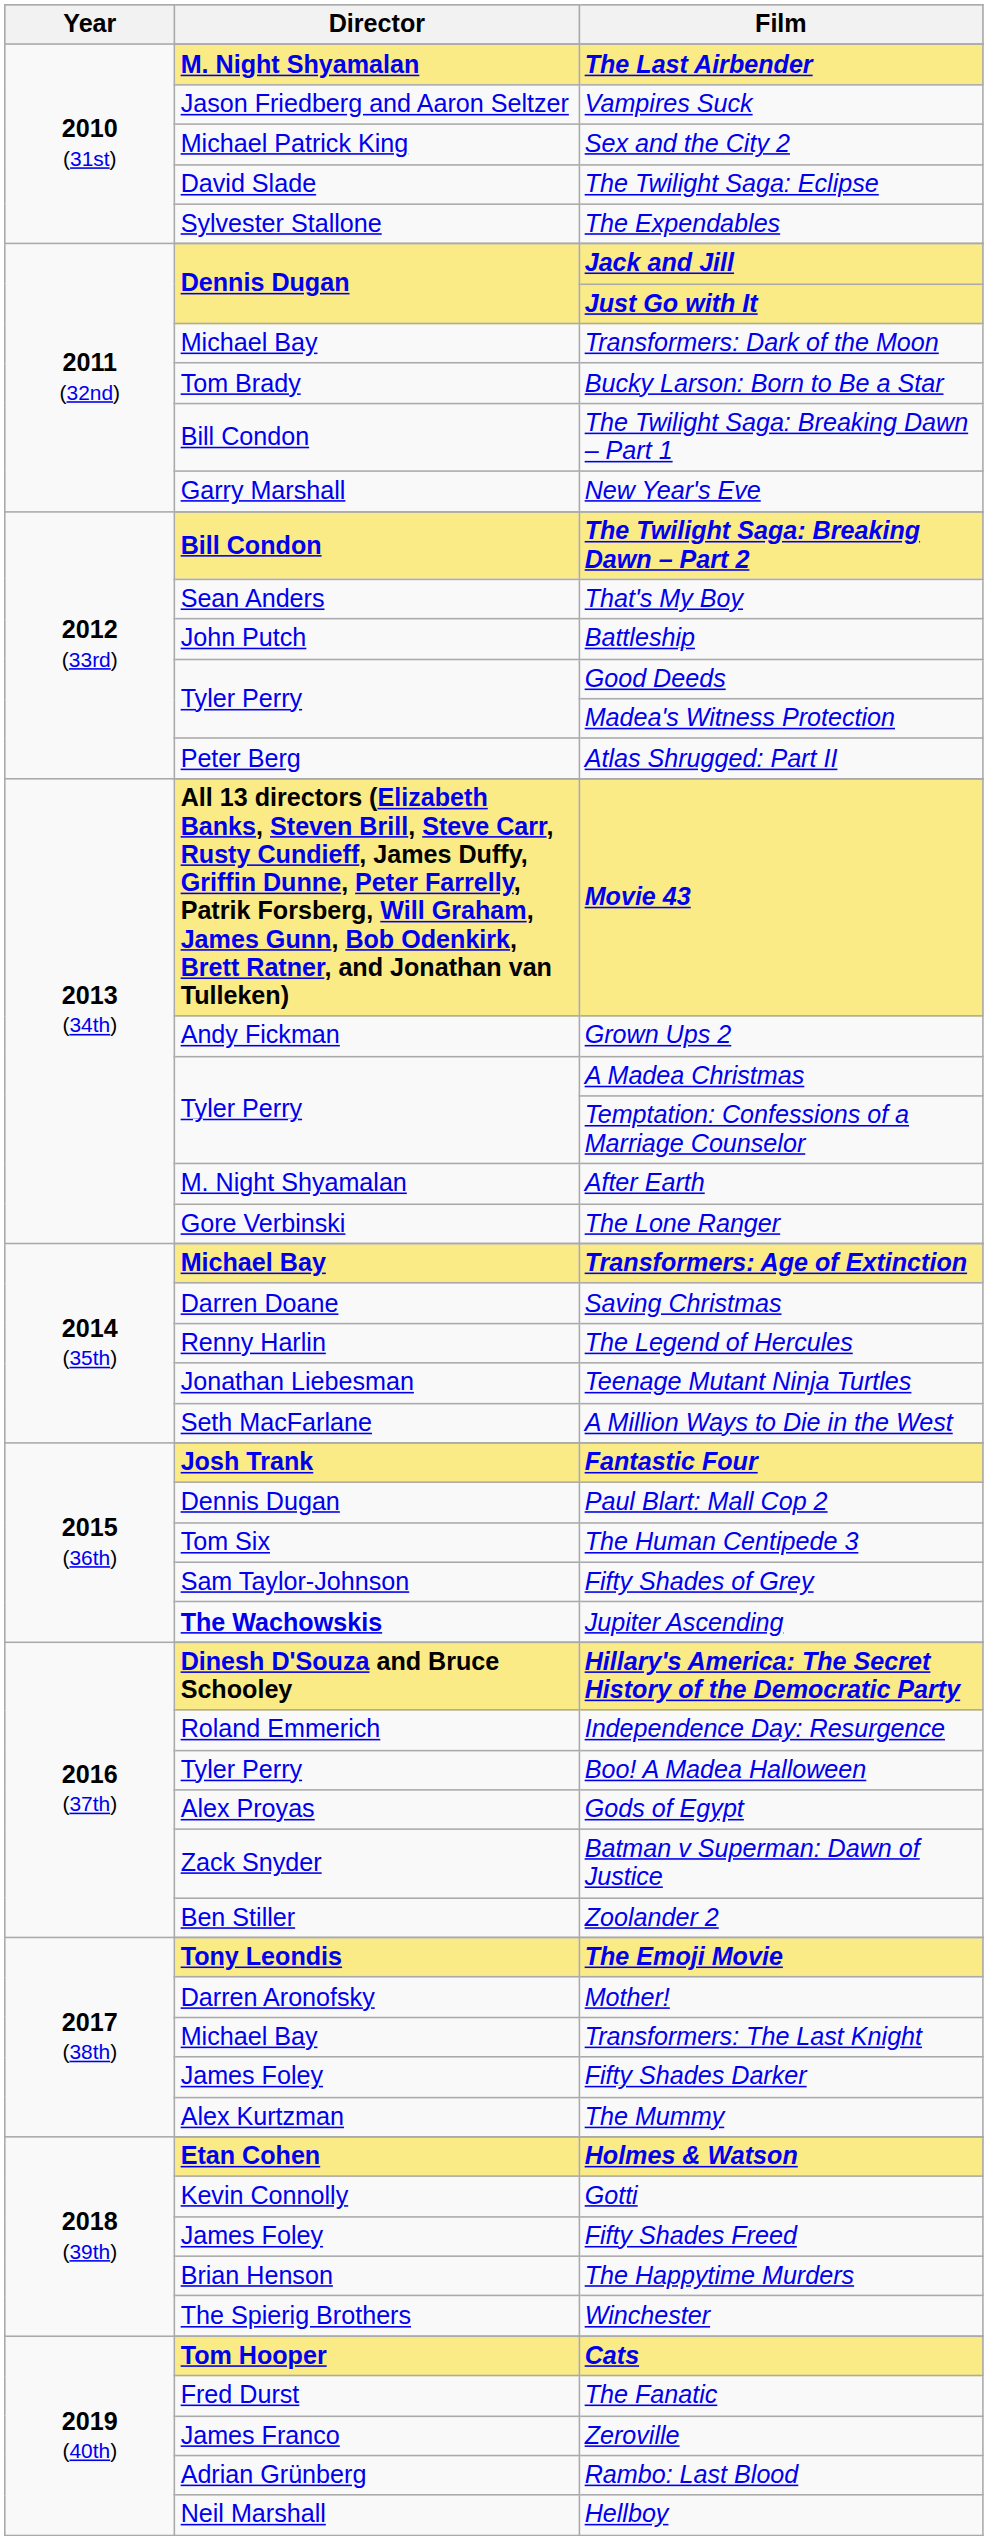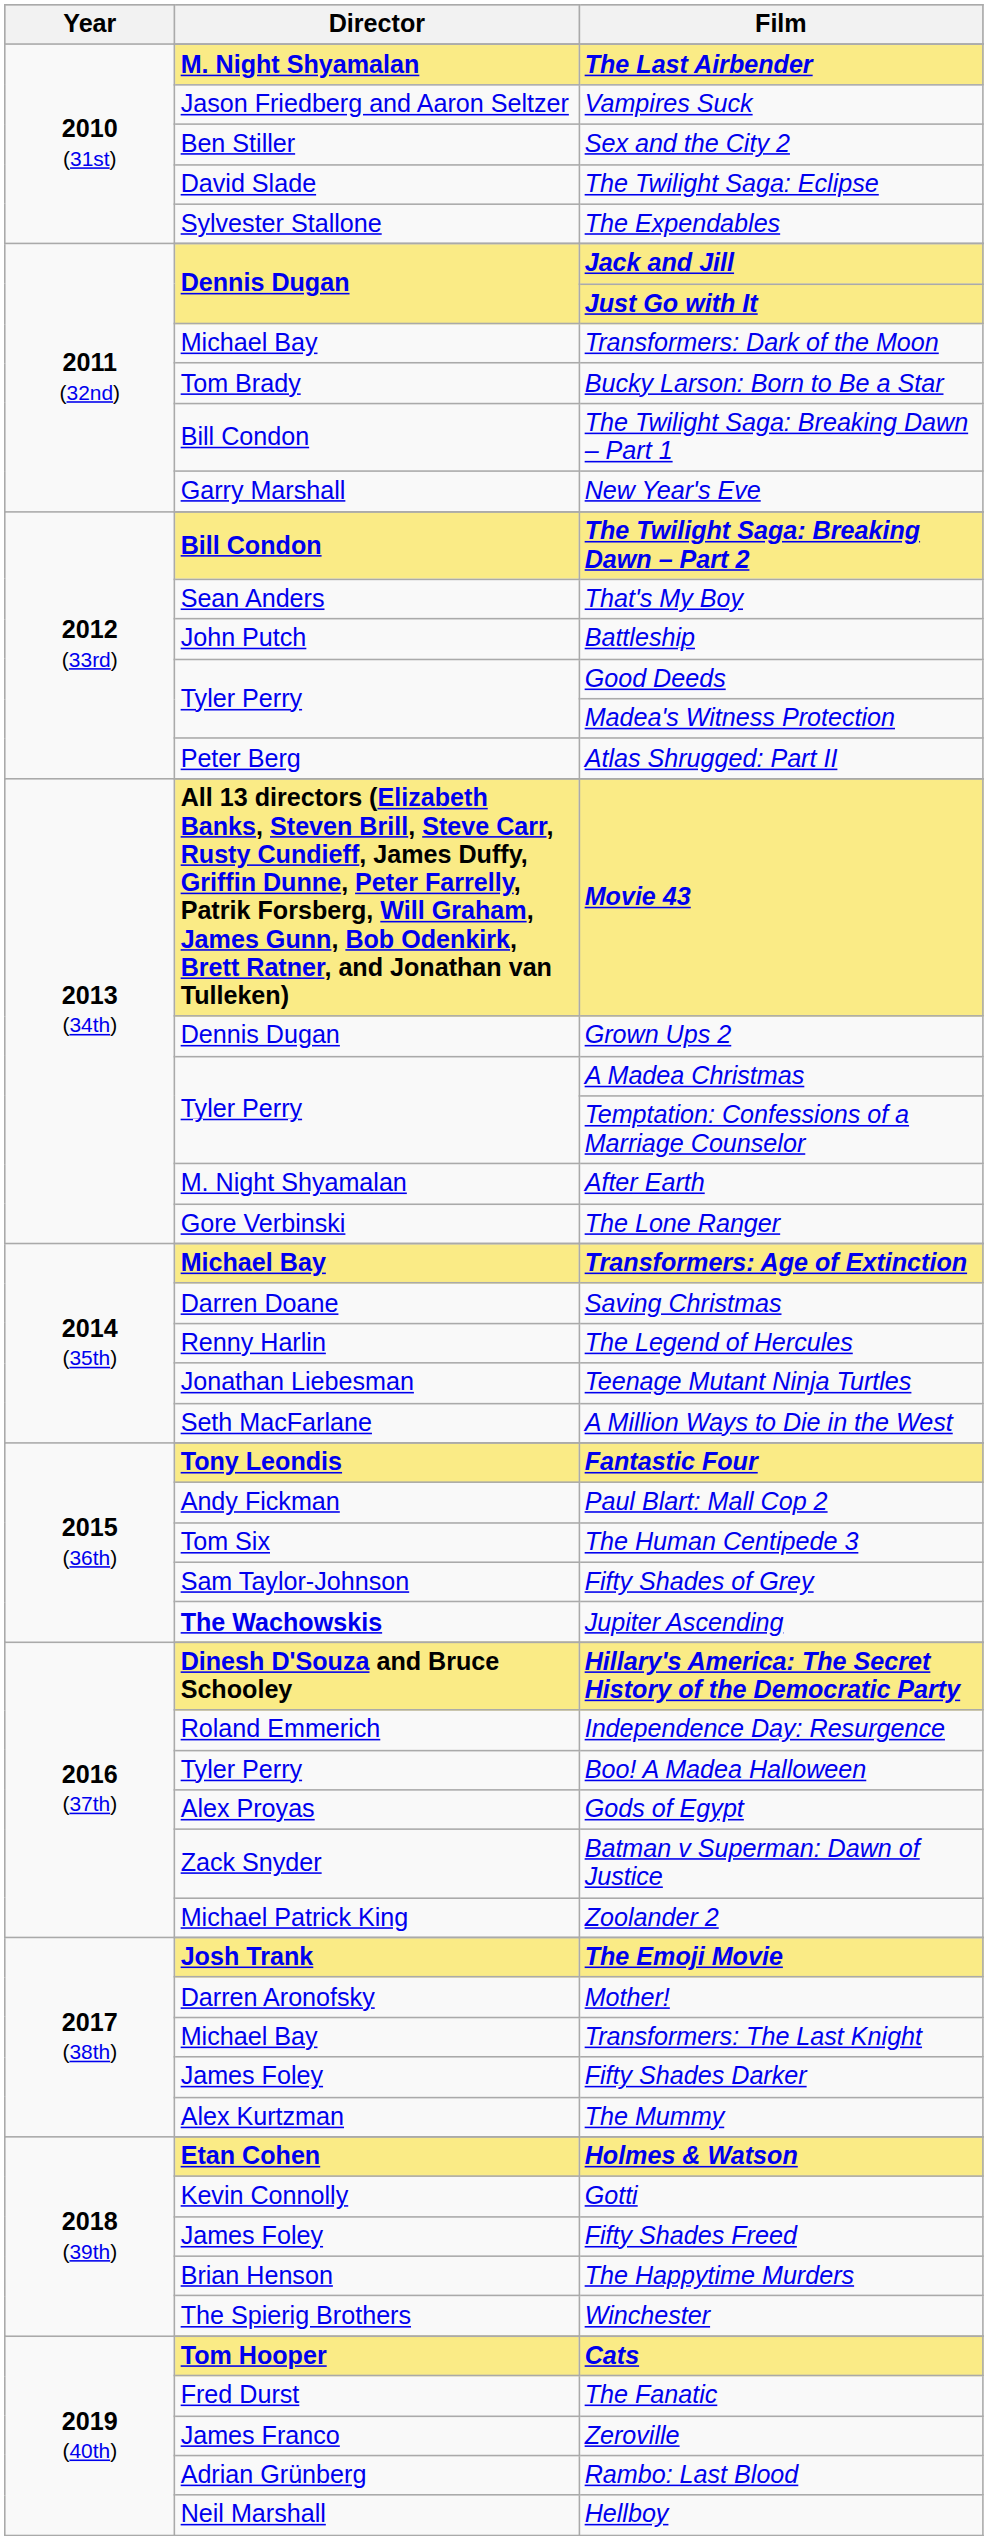(294, 143) Michael Patrick King -> (238, 143) Ben Stiller
(260, 1035) Andy Fickman -> (260, 1035) Dennis Dugan
(247, 1462) Josh Trank -> (261, 1462) Tony Leondis
(260, 1502) Dennis Dugan -> (260, 1502) Andy Fickman
(238, 1917) Ben Stiller -> (294, 1917) Michael Patrick King
(261, 1957) Tony Leondis -> (247, 1957) Josh Trank
